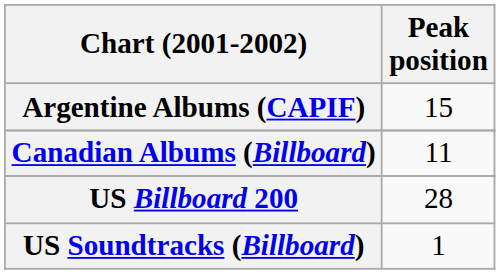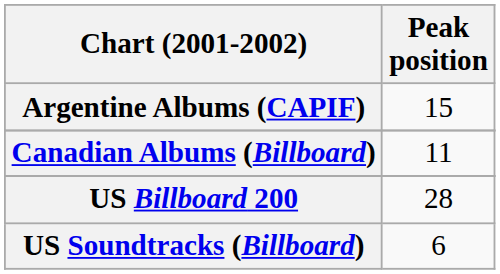(439, 245) 1 -> (439, 245) 6
